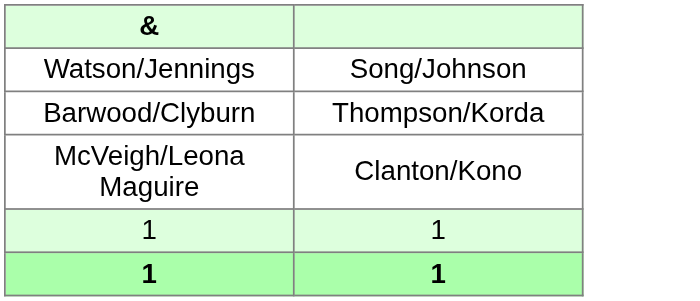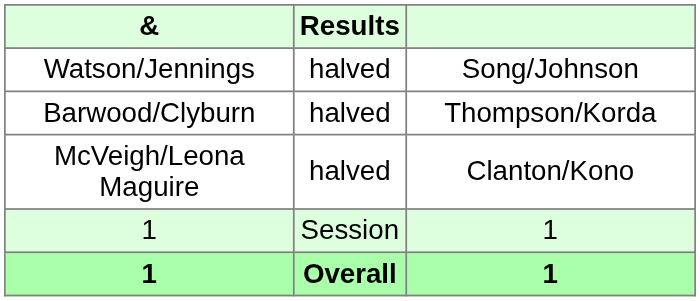+ column: (350, 26)
